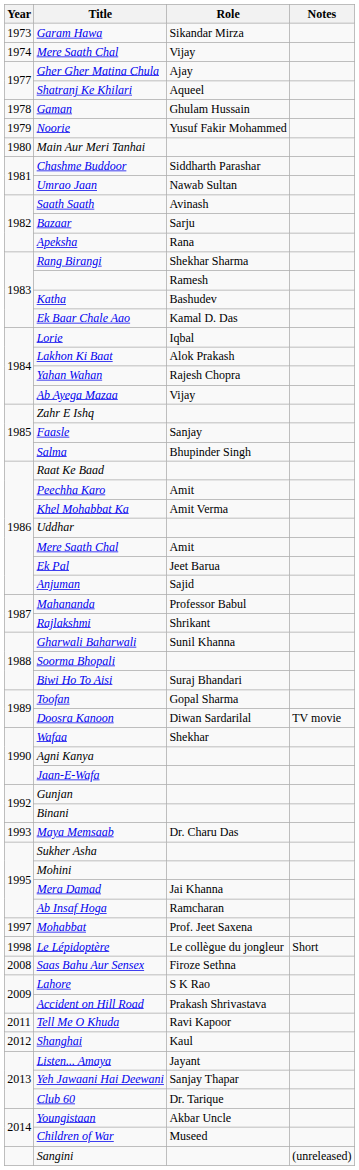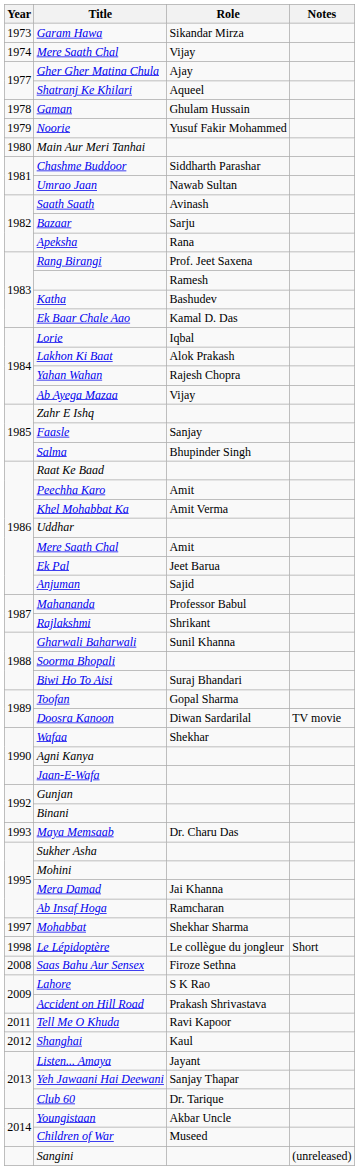(209, 261) Shekhar Sharma -> (211, 261) Prof. Jeet Saxena
(211, 927) Prof. Jeet Saxena -> (209, 927) Shekhar Sharma
